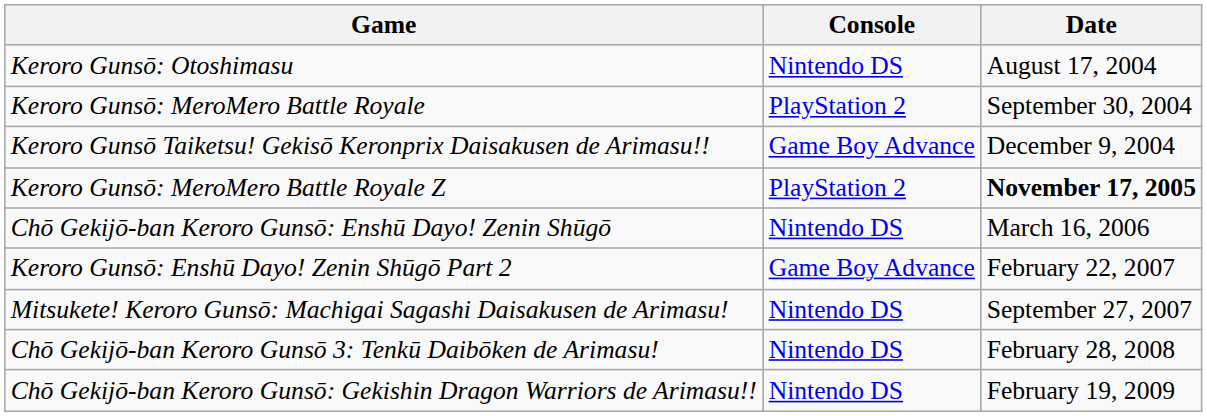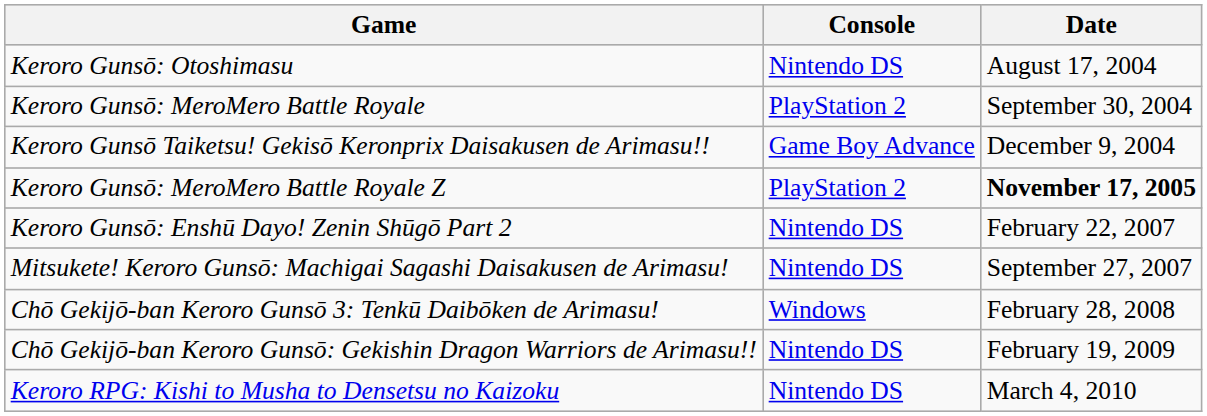- row: (311, 227)
(872, 268) Game Boy Advance -> (836, 227) Nintendo DS
(836, 349) Nintendo DS -> (817, 308) Windows
+ row: (285, 390)
